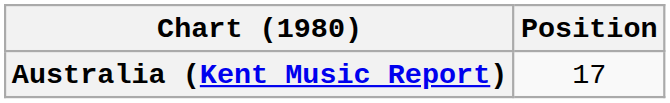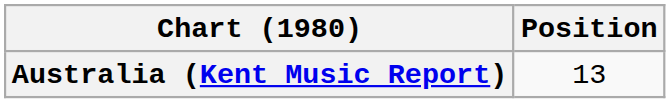(589, 75) 17 -> (589, 75) 13
